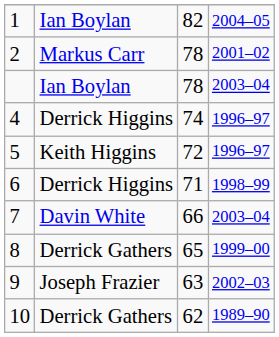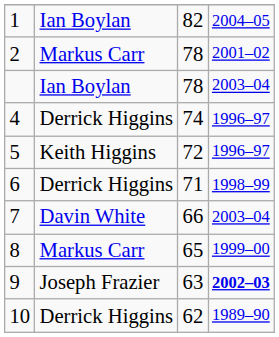(106, 250) Derrick Gathers -> (92, 250) Markus Carr
(241, 282) normal -> (241, 282) bold
(106, 315) Derrick Gathers -> (106, 315) Derrick Higgins
